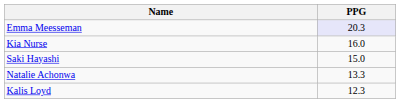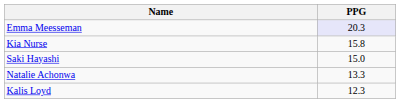(356, 43) 16.0 -> (356, 43) 15.8
